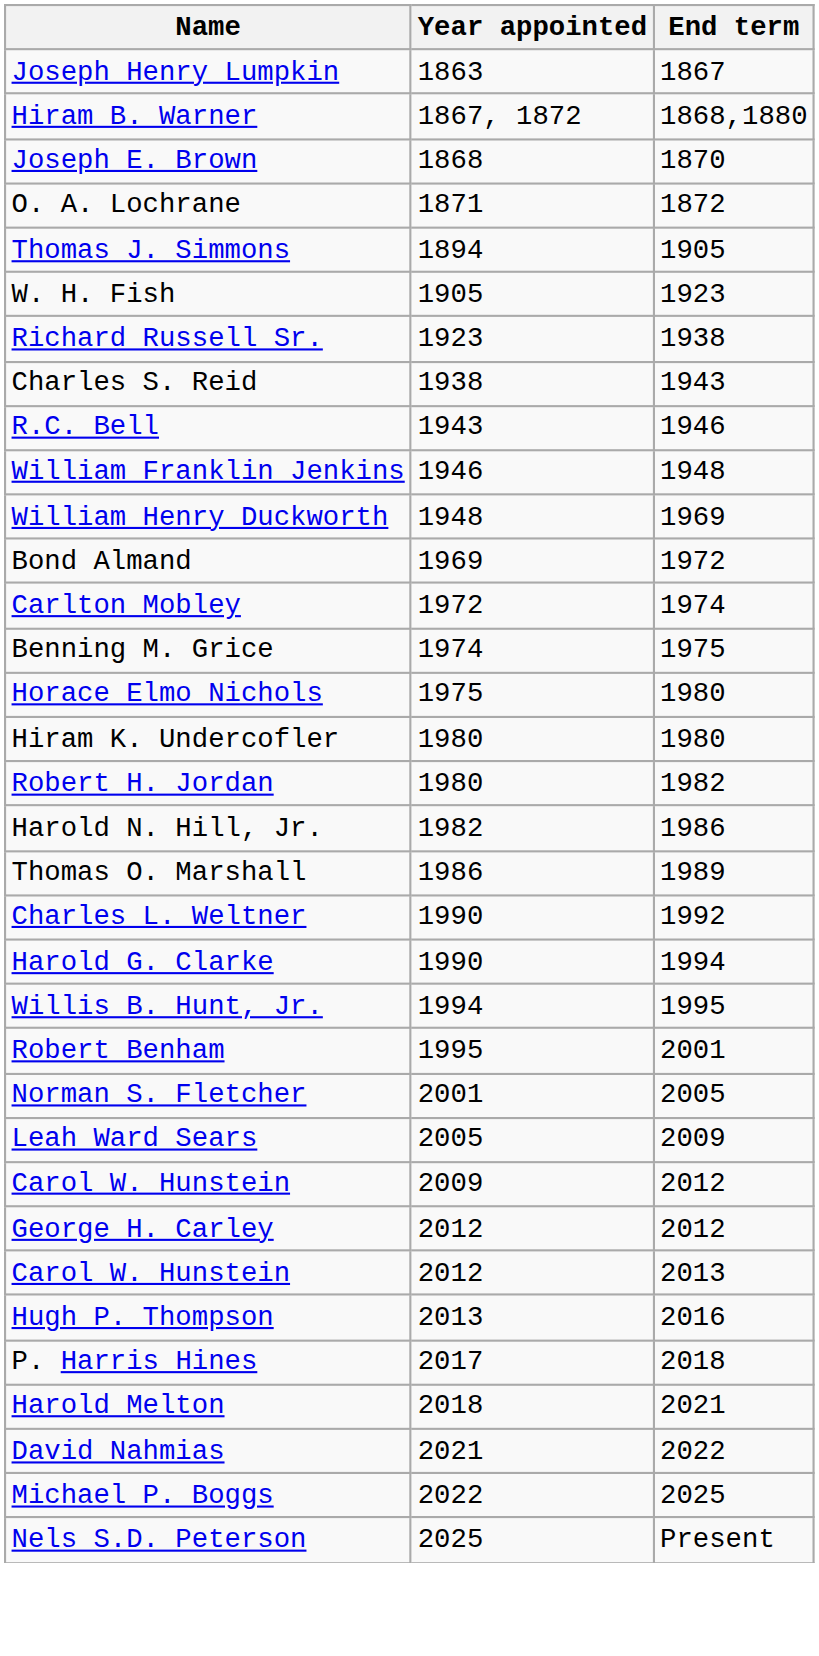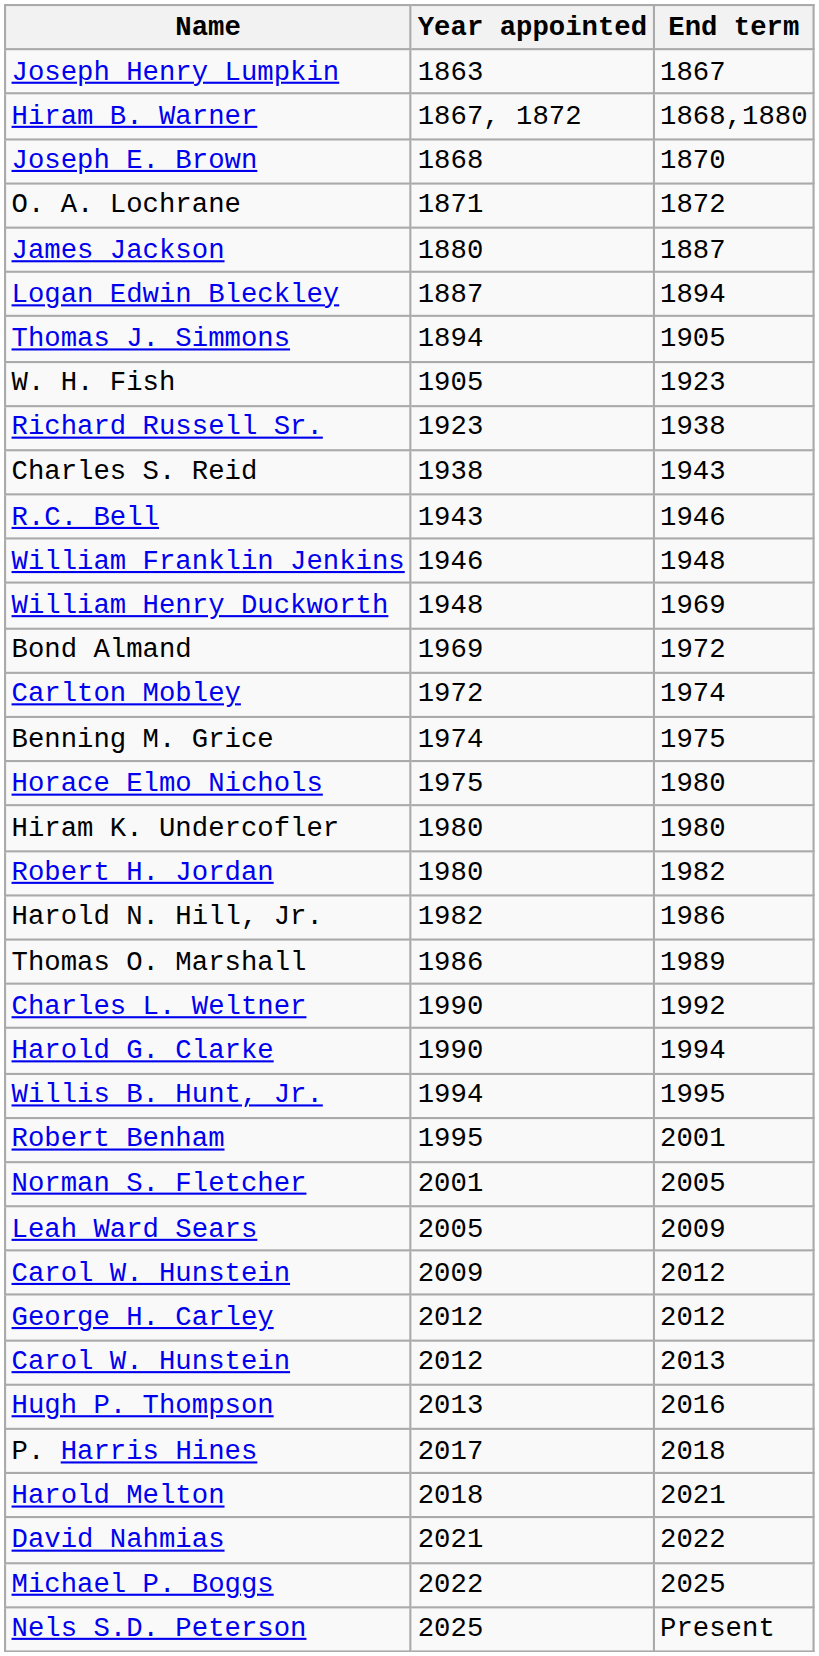+ row: (118, 250)
+ row: (175, 294)
